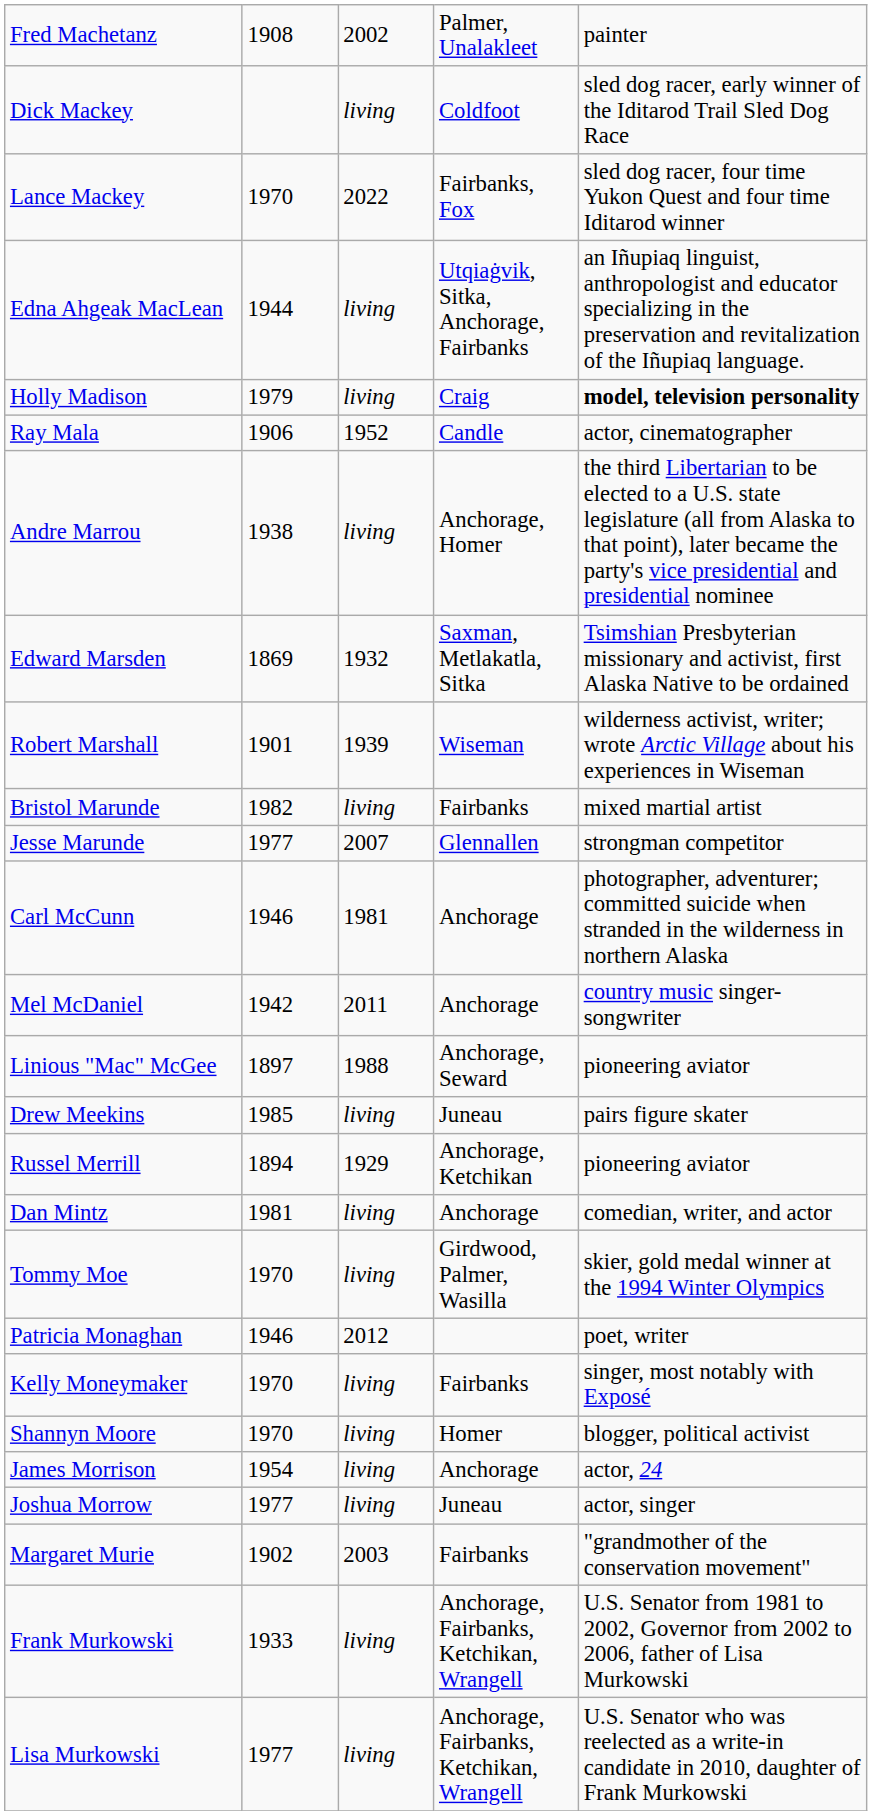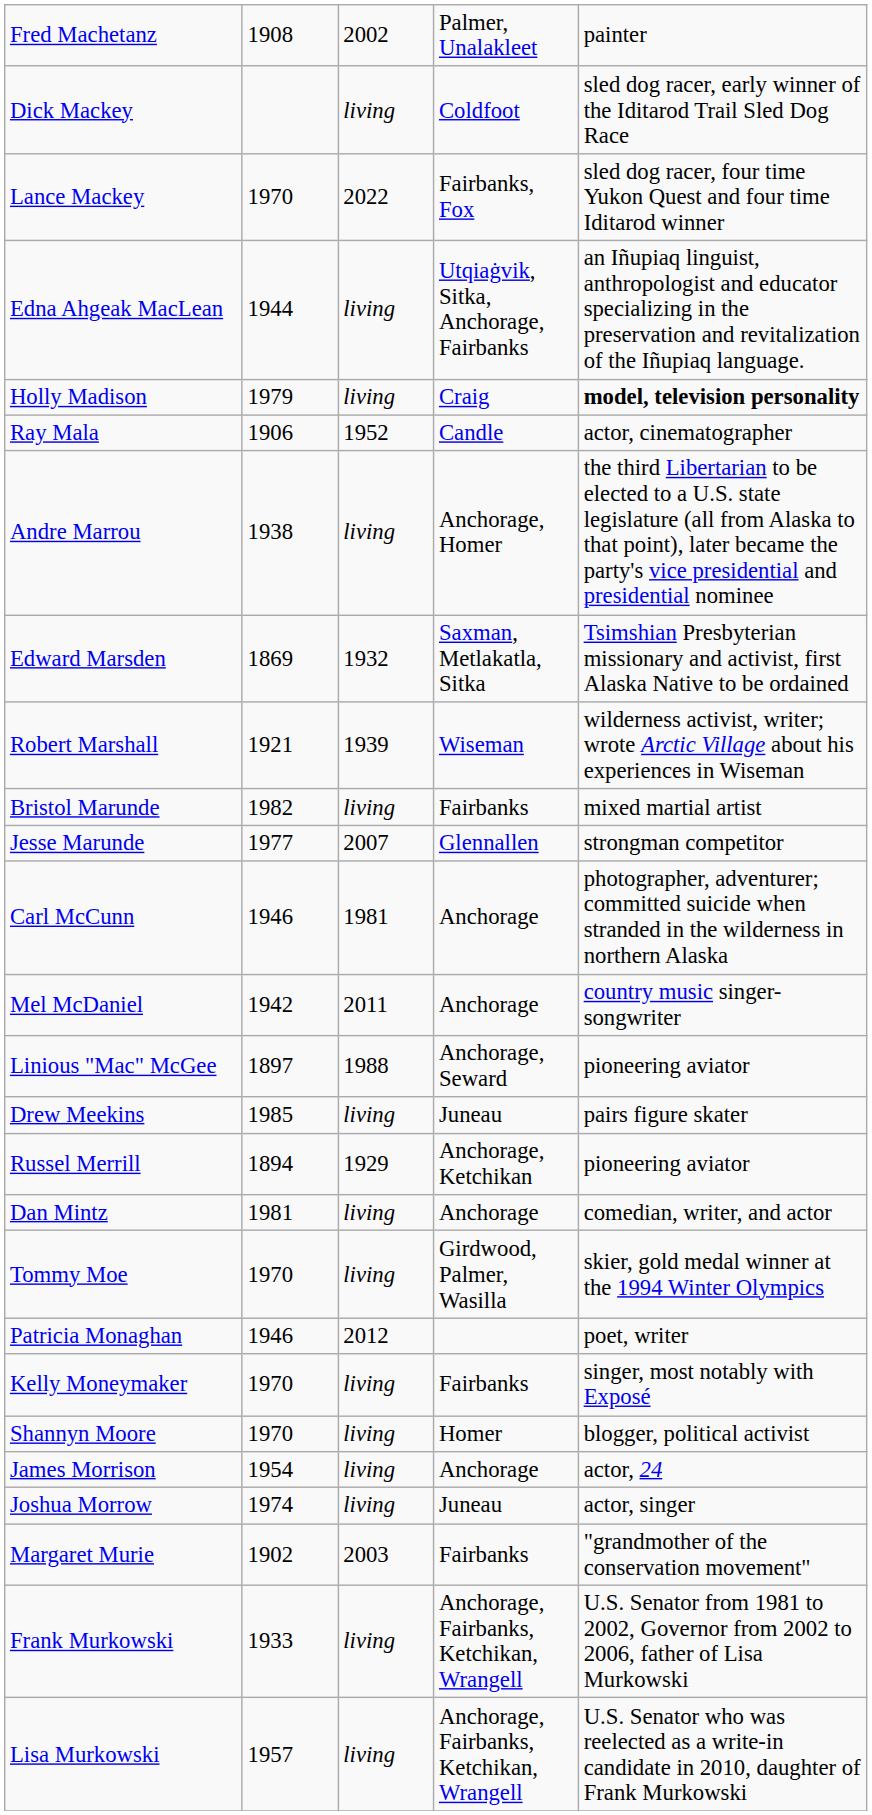(270, 745) 1901 -> (270, 745) 1921
(270, 1505) 1977 -> (270, 1505) 1974
(270, 1754) 1977 -> (270, 1754) 1957
